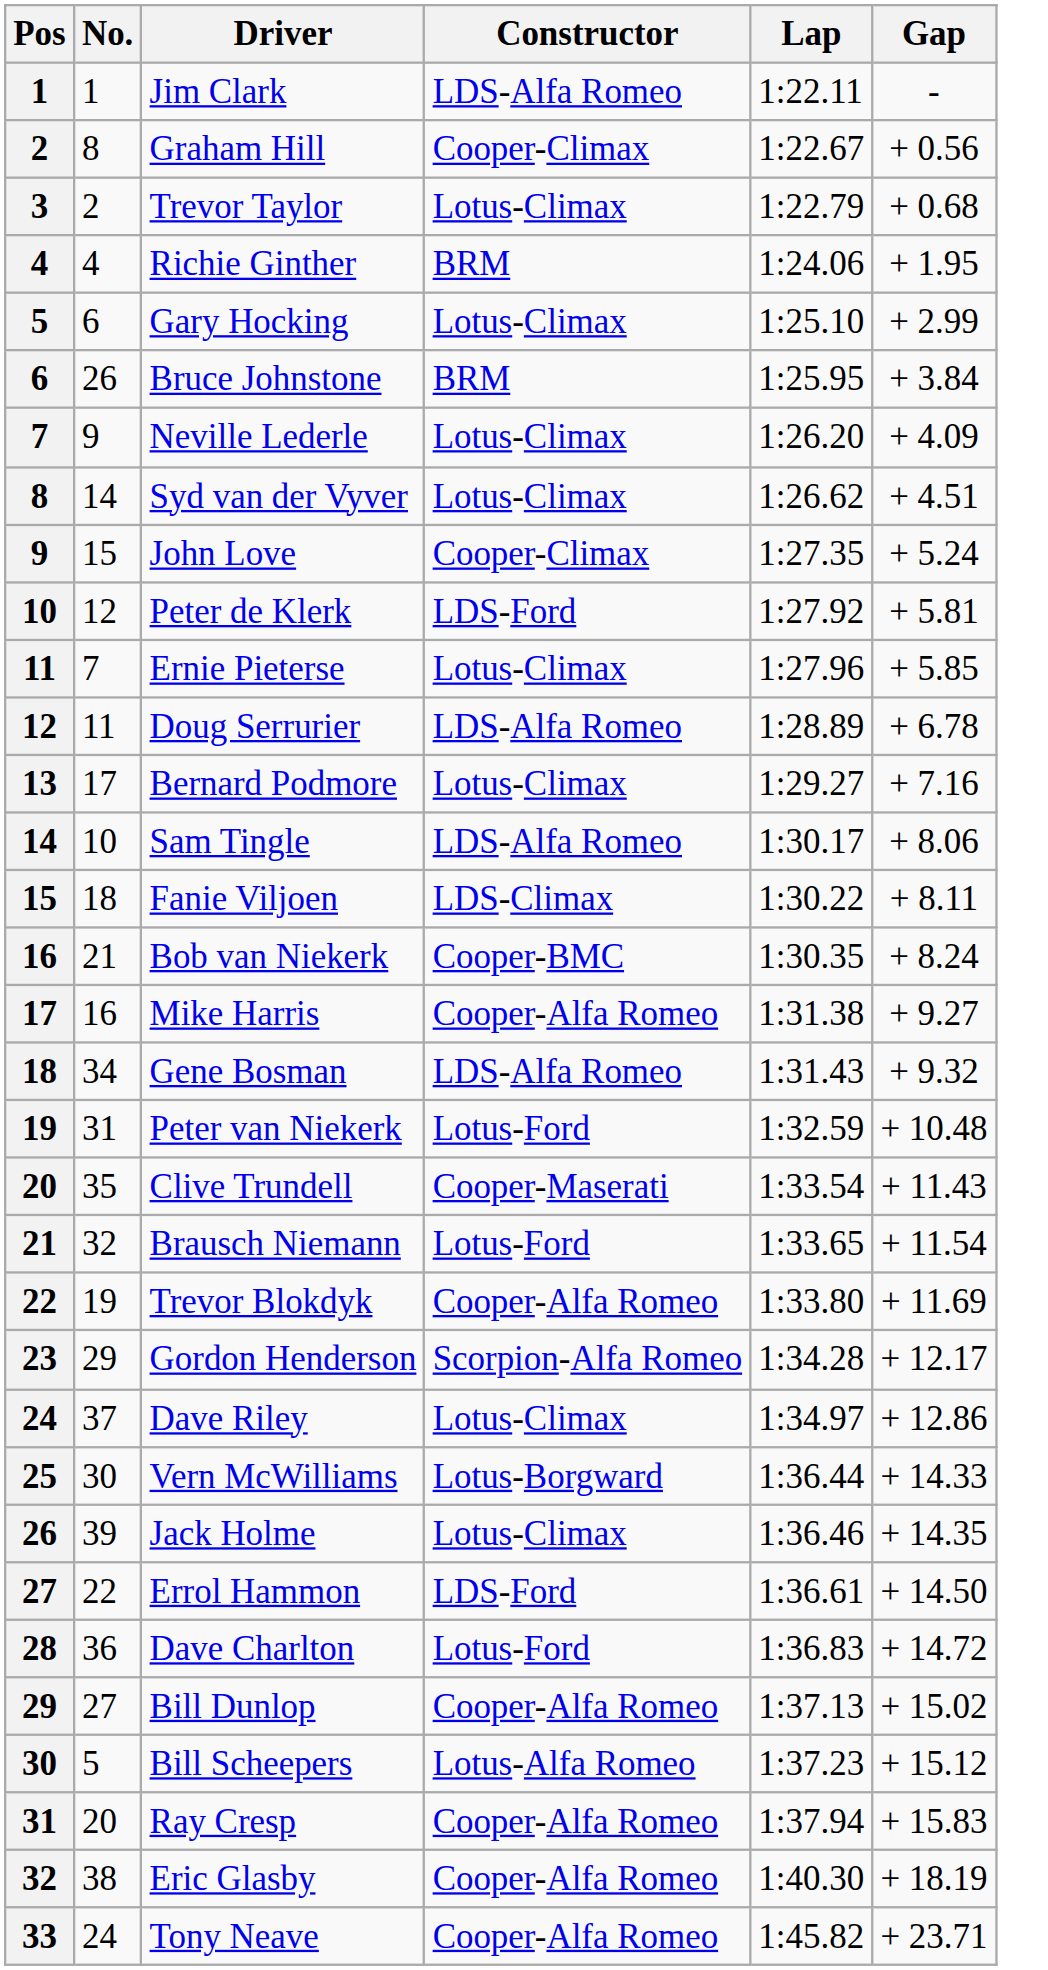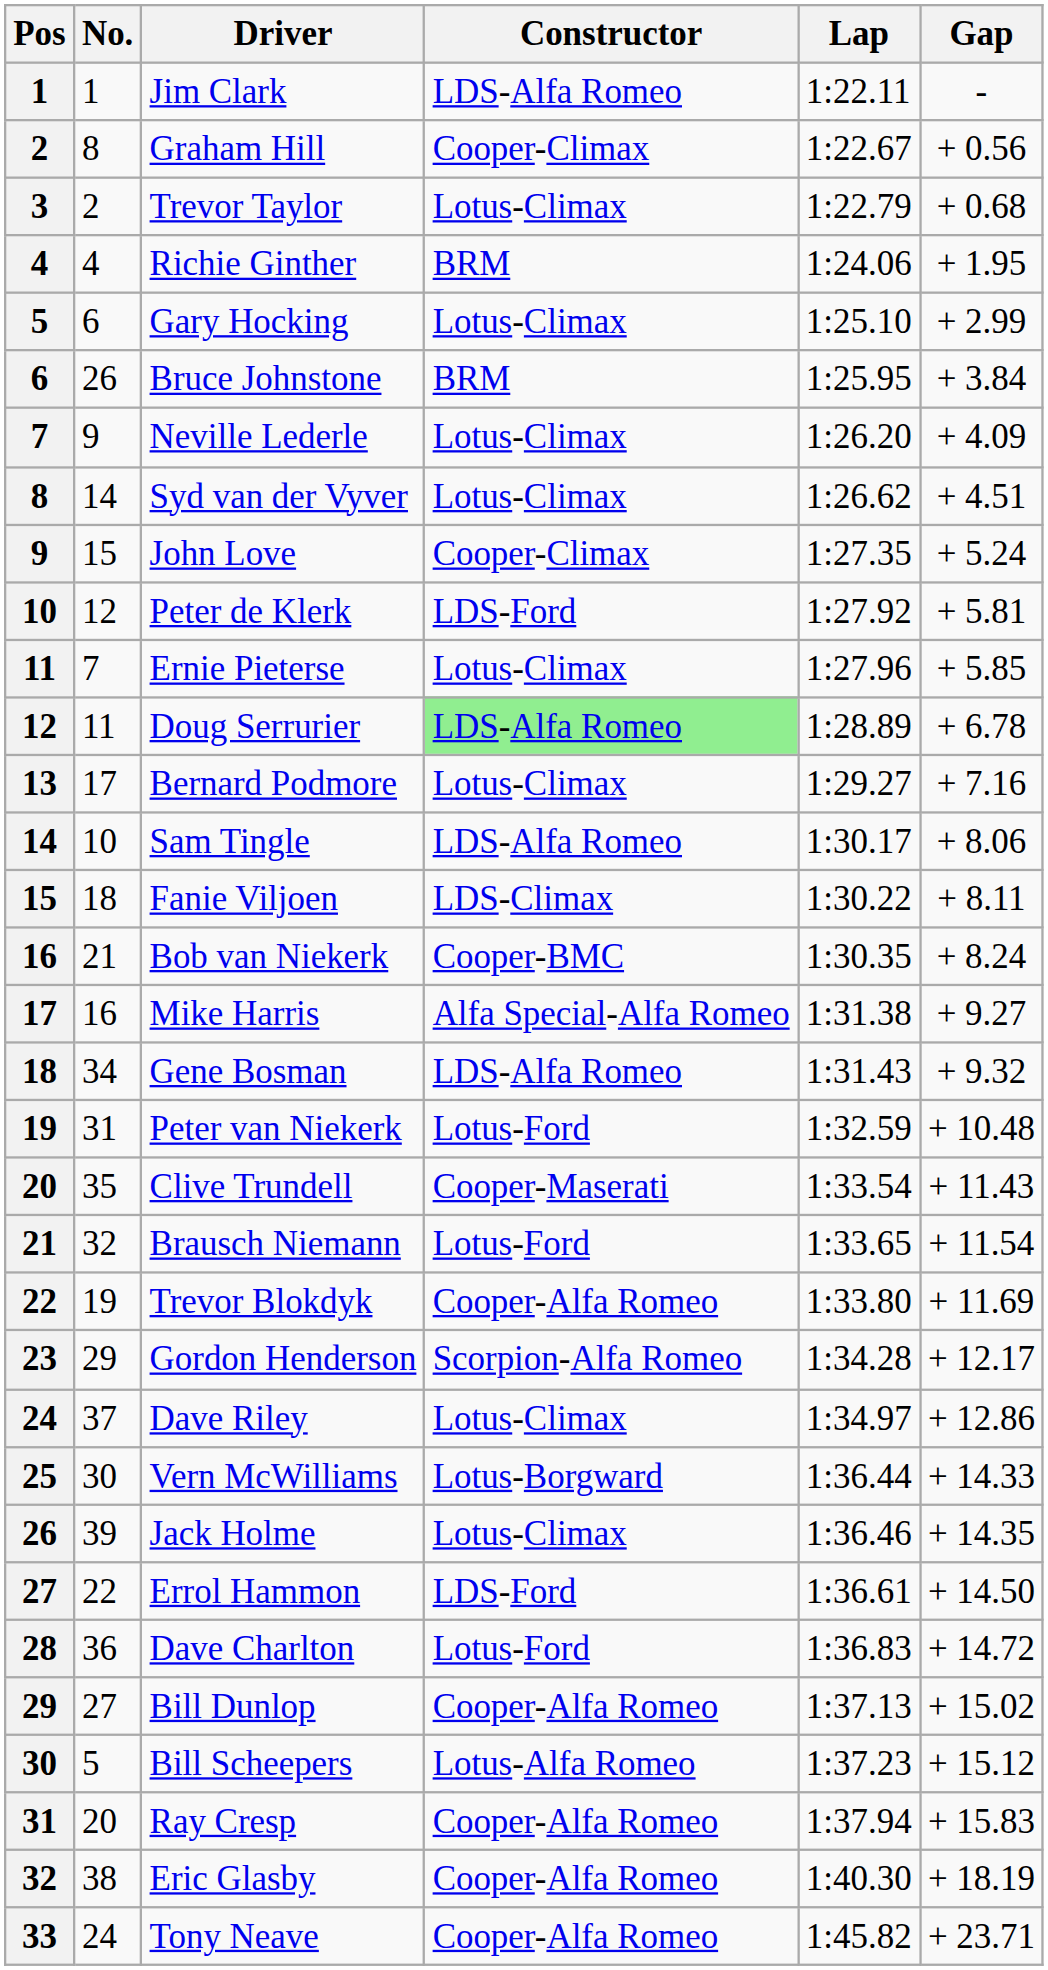(557, 725) no background -> (557, 725) lightgreen background
(575, 1013) Cooper-Alfa Romeo -> (611, 1013) Alfa Special-Alfa Romeo
